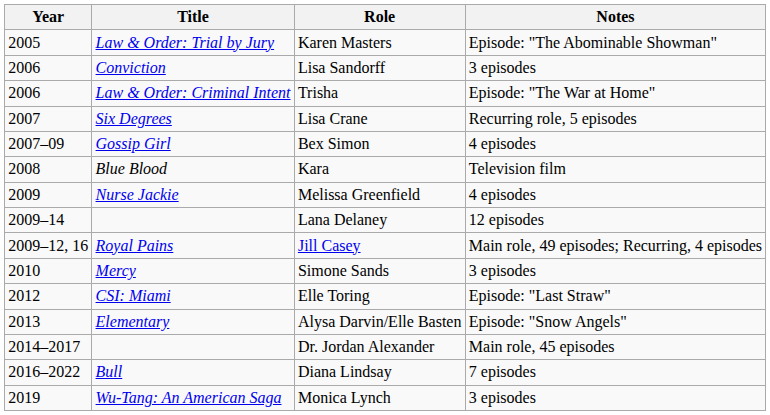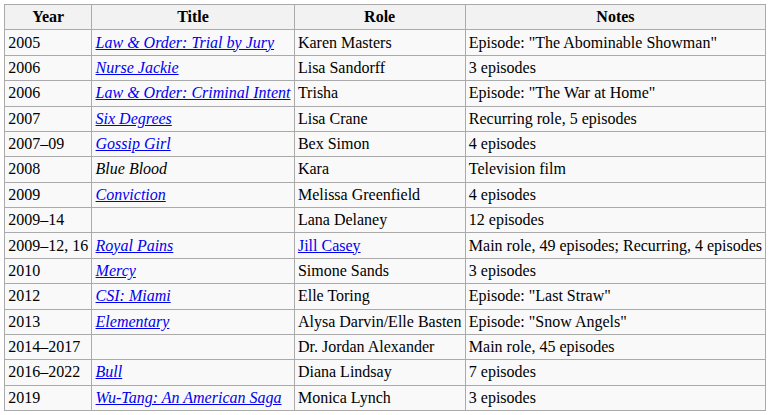(131, 67) Conviction -> (137, 67) Nurse Jackie
(137, 194) Nurse Jackie -> (131, 194) Conviction
